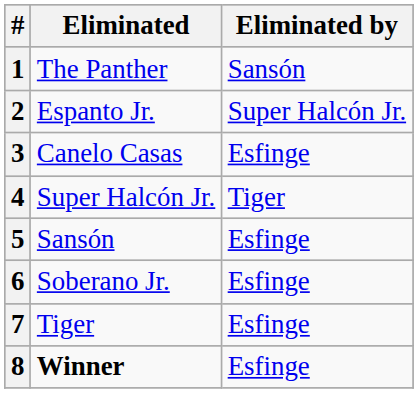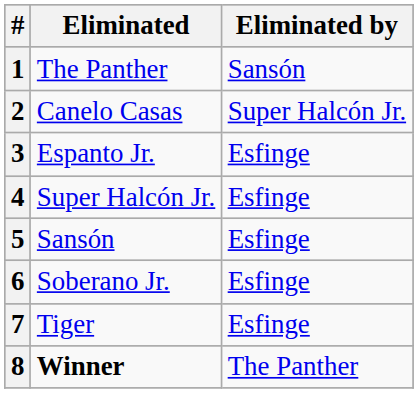(96, 111) Espanto Jr. -> (110, 111) Canelo Casas
(110, 153) Canelo Casas -> (96, 153) Espanto Jr.
(256, 196) Tiger -> (269, 196) Esfinge
(269, 366) Esfinge -> (293, 366) The Panther
